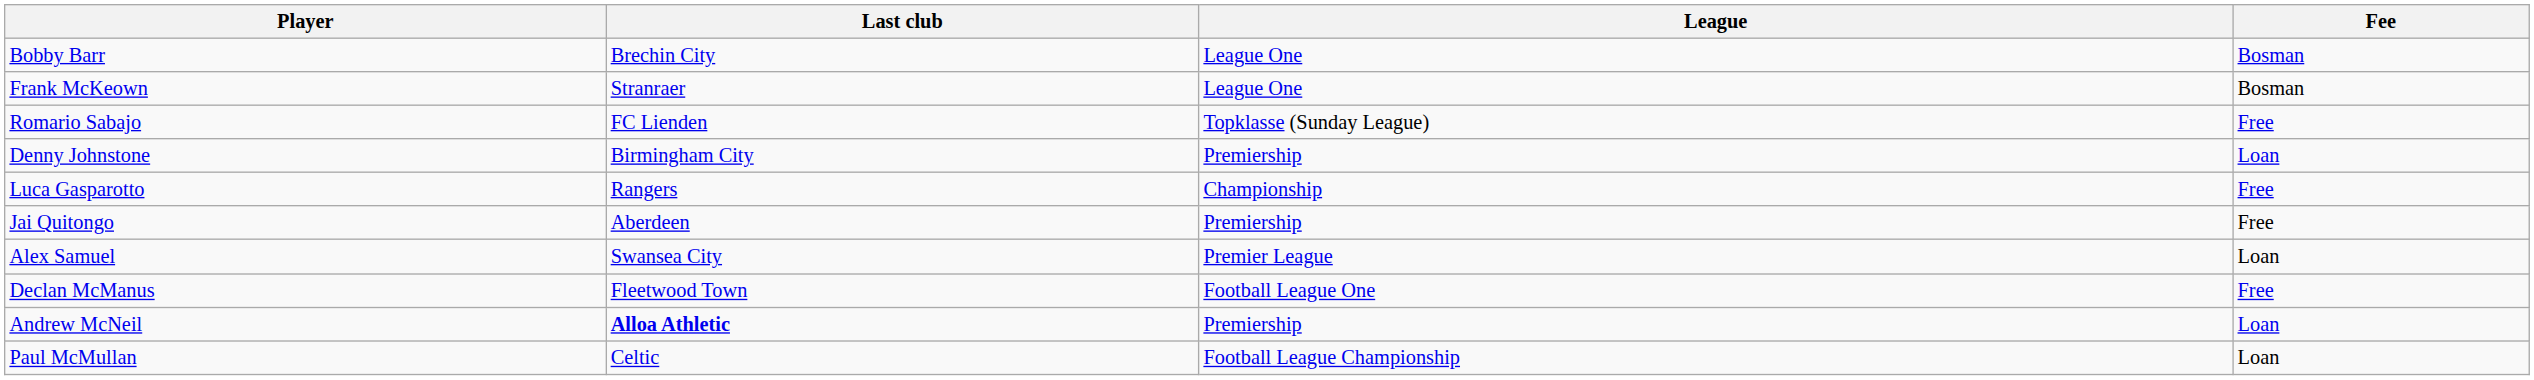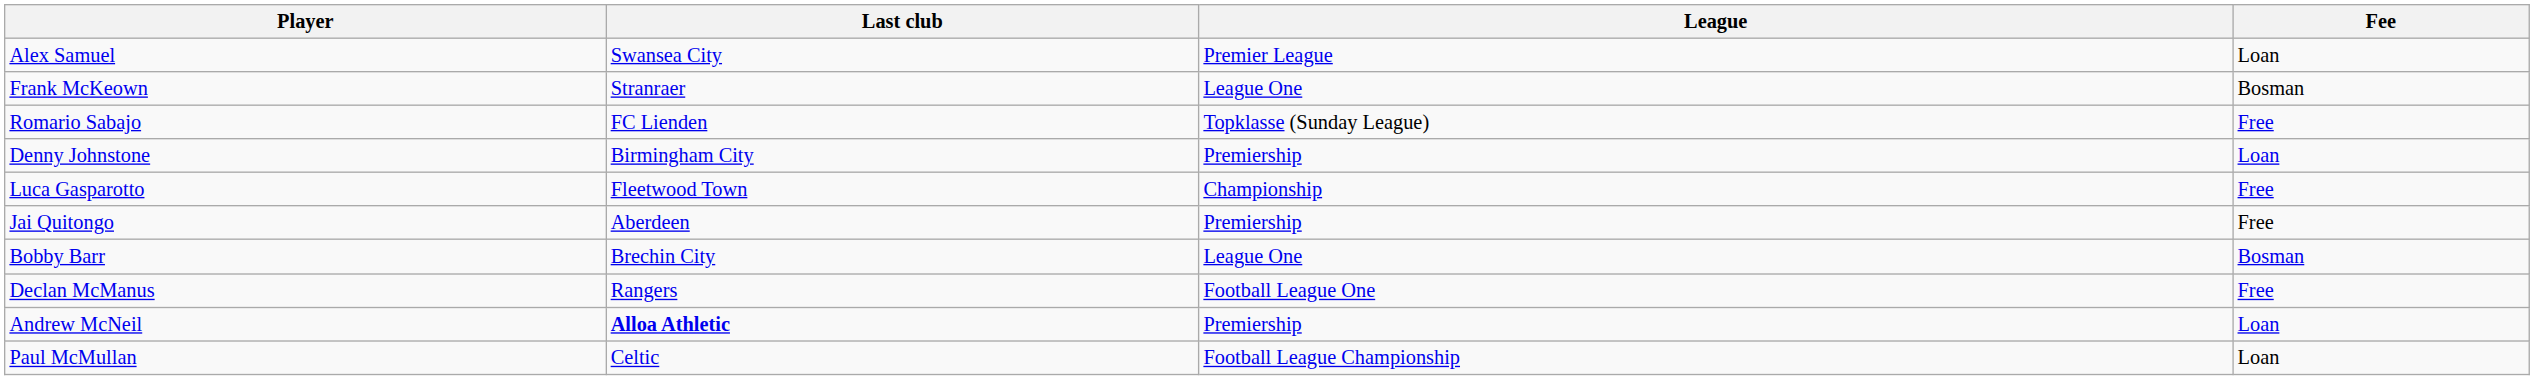rows swapped: (57, 55) <-> (62, 256)
(644, 189) Rangers -> (679, 189) Fleetwood Town
(679, 290) Fleetwood Town -> (644, 290) Rangers
